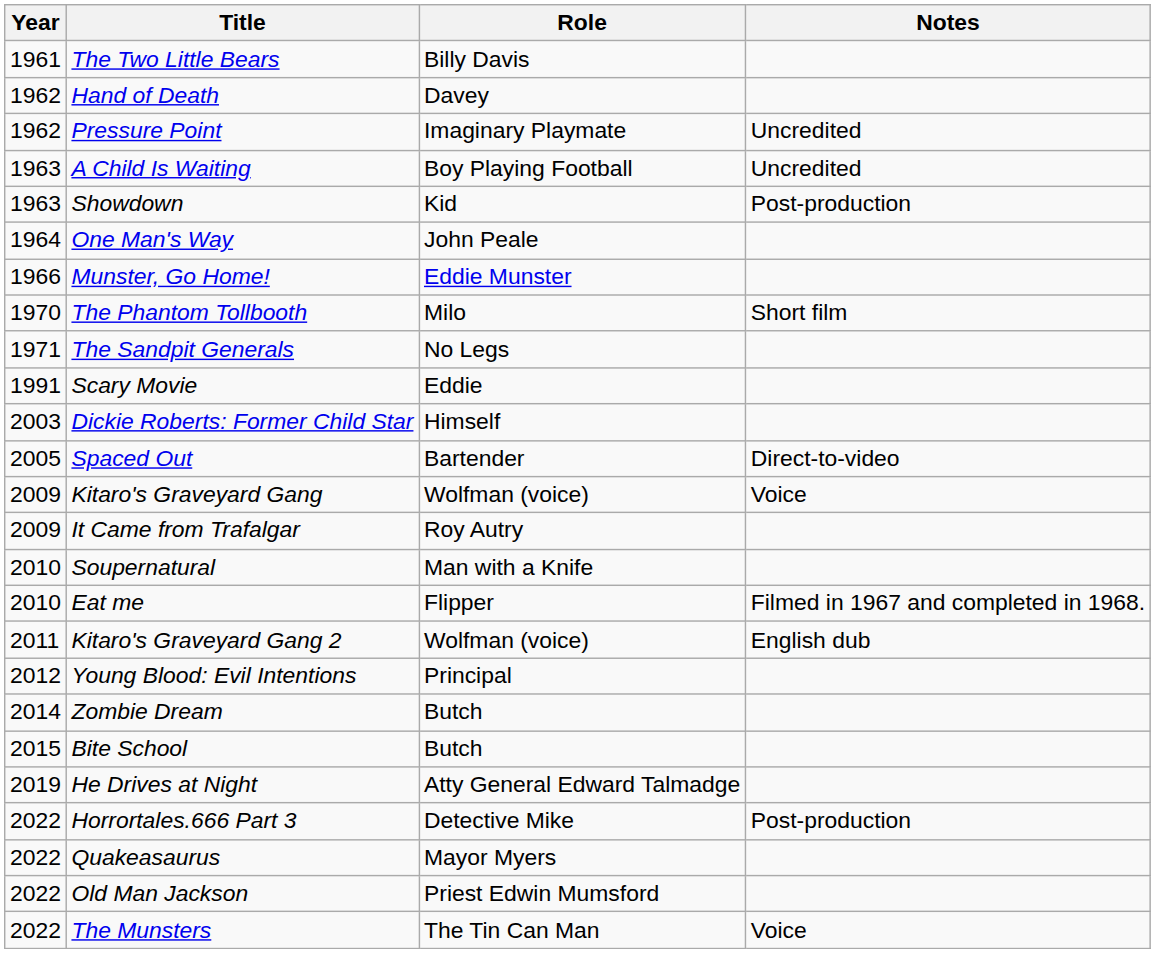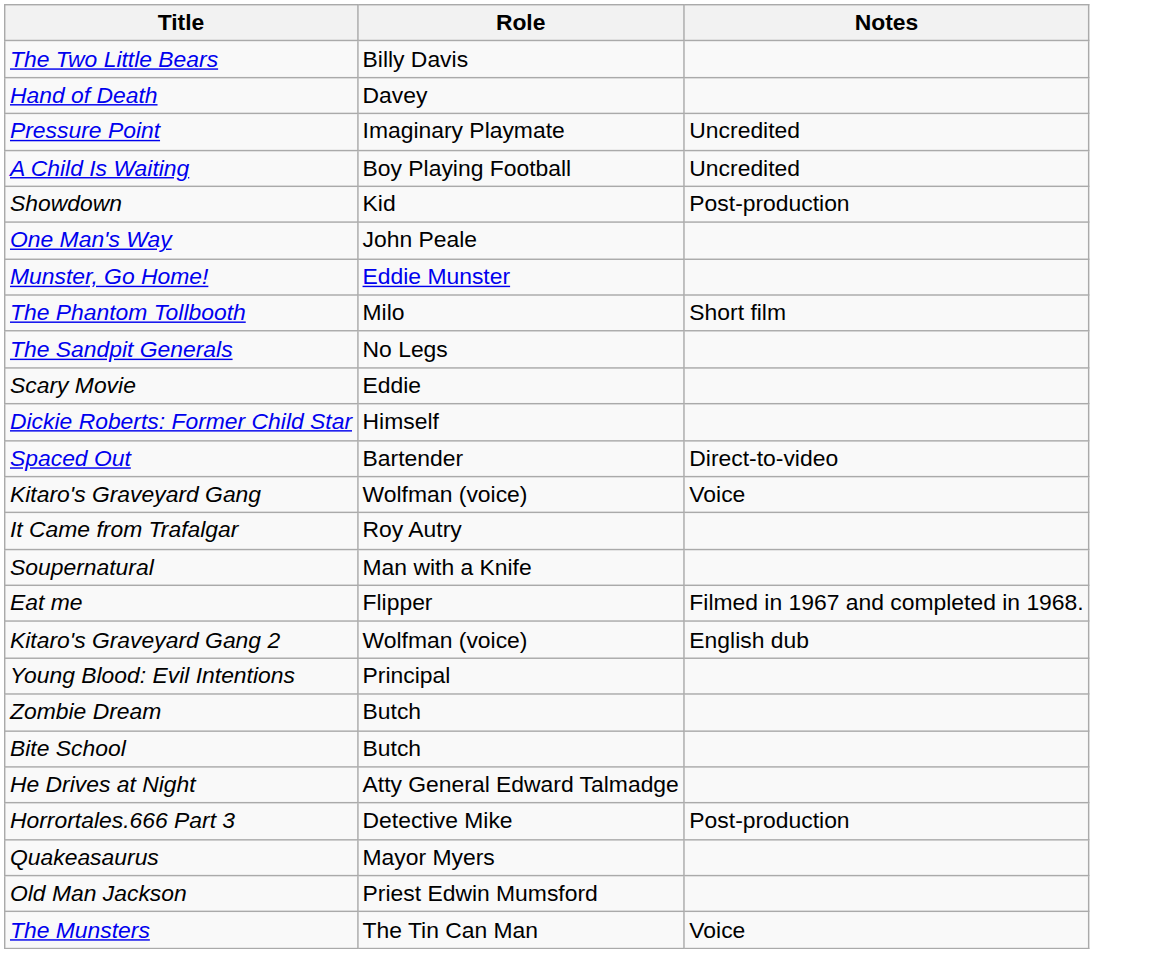- column: (35, 22)
